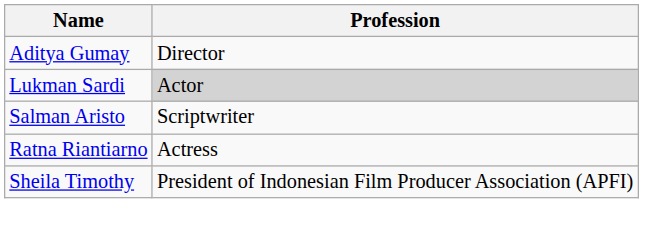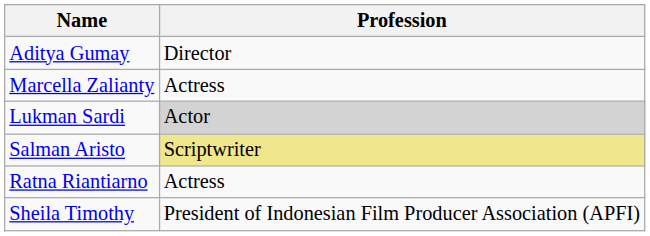+ row: (82, 85)
(205, 117) no background -> (212, 149) khaki background
